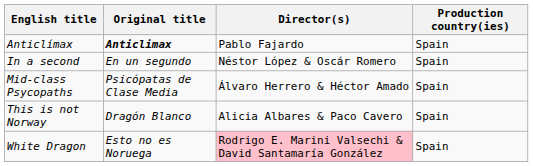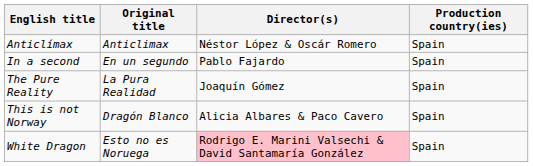(139, 44) bold -> (136, 44) normal
(261, 44) Pablo Fajardo -> (288, 44) Néstor López & Oscár Romero
(307, 62) Néstor López & Oscár Romero -> (242, 62) Pablo Fajardo
- row: (40, 86)
+ row: (33, 86)
